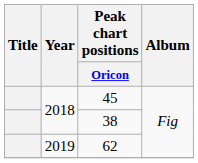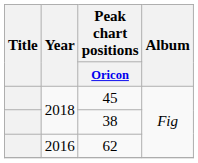(60, 145) 2019 -> (60, 145) 2016
